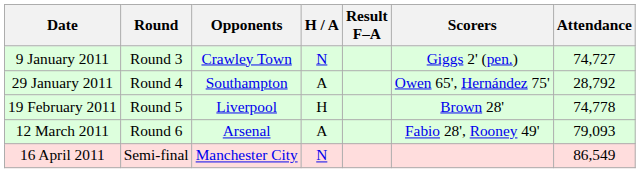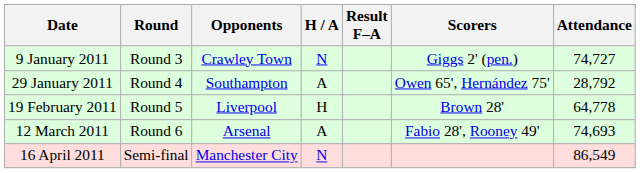(594, 107) 74,778 -> (594, 107) 64,778
(594, 131) 79,093 -> (594, 131) 74,693
